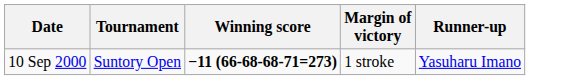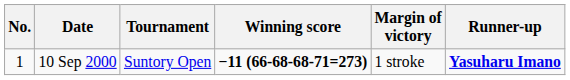+ column: (20, 26)
(470, 61) normal -> (505, 61) bold
